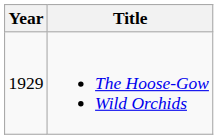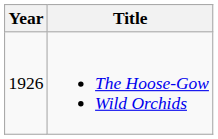(26, 83) 1929 -> (26, 83) 1926
